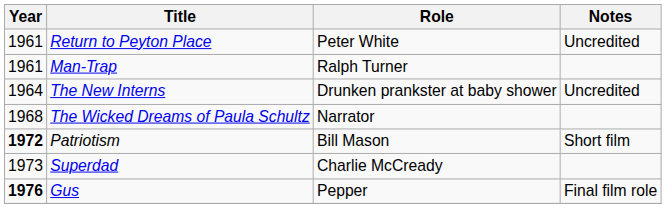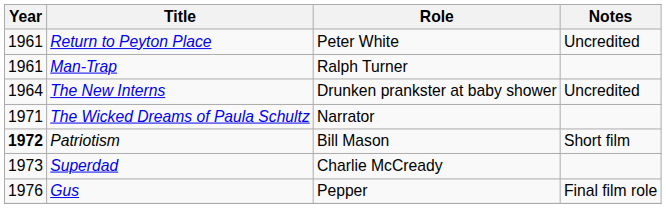(26, 116) 1968 -> (26, 116) 1971
(26, 191) bold -> (26, 191) normal
